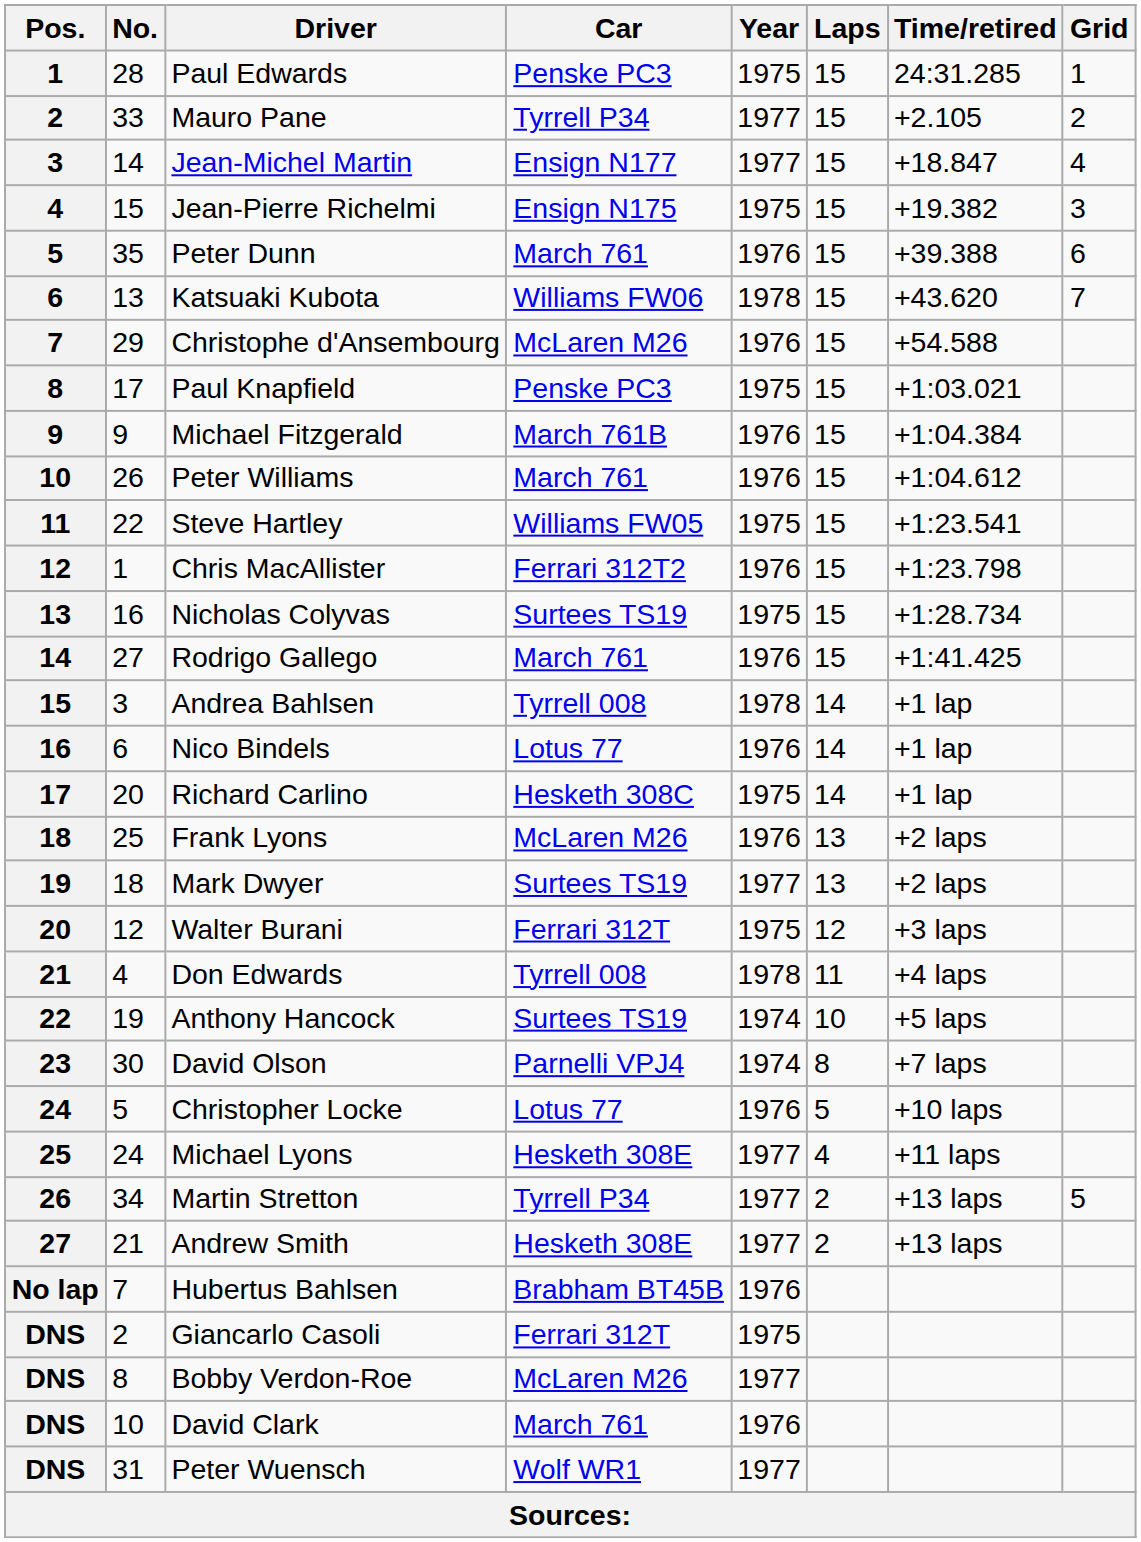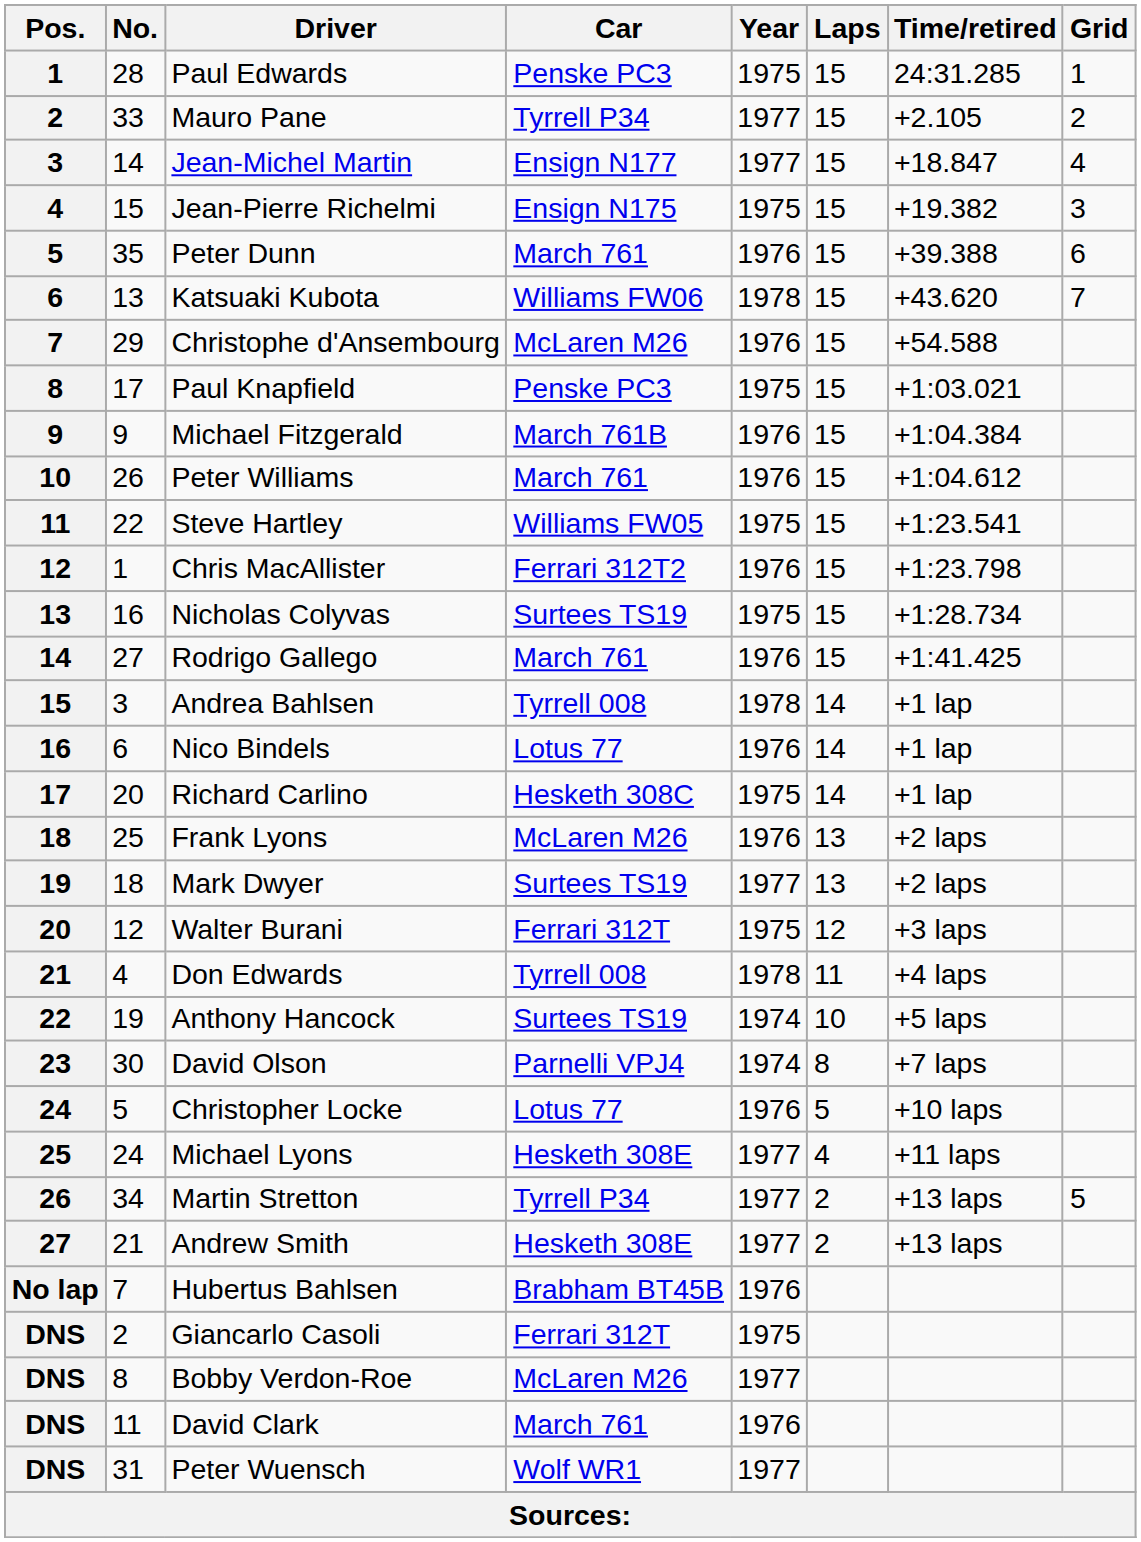(128, 1424) 10 -> (127, 1424) 11
